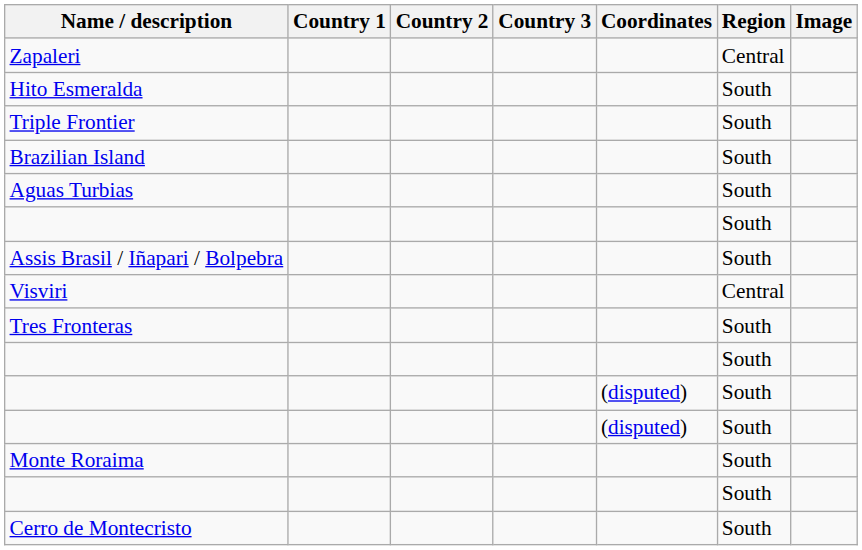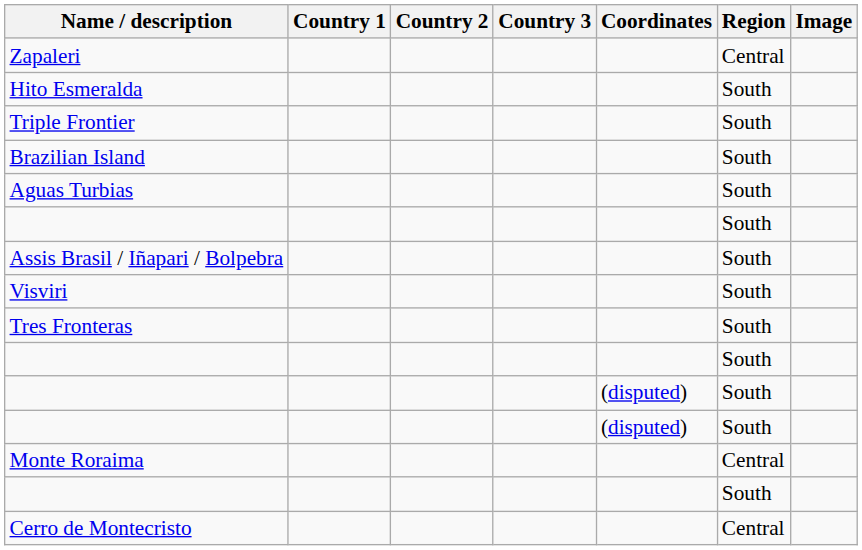(753, 291) Central -> (747, 291) South
(747, 460) South -> (753, 460) Central
(747, 527) South -> (753, 527) Central
